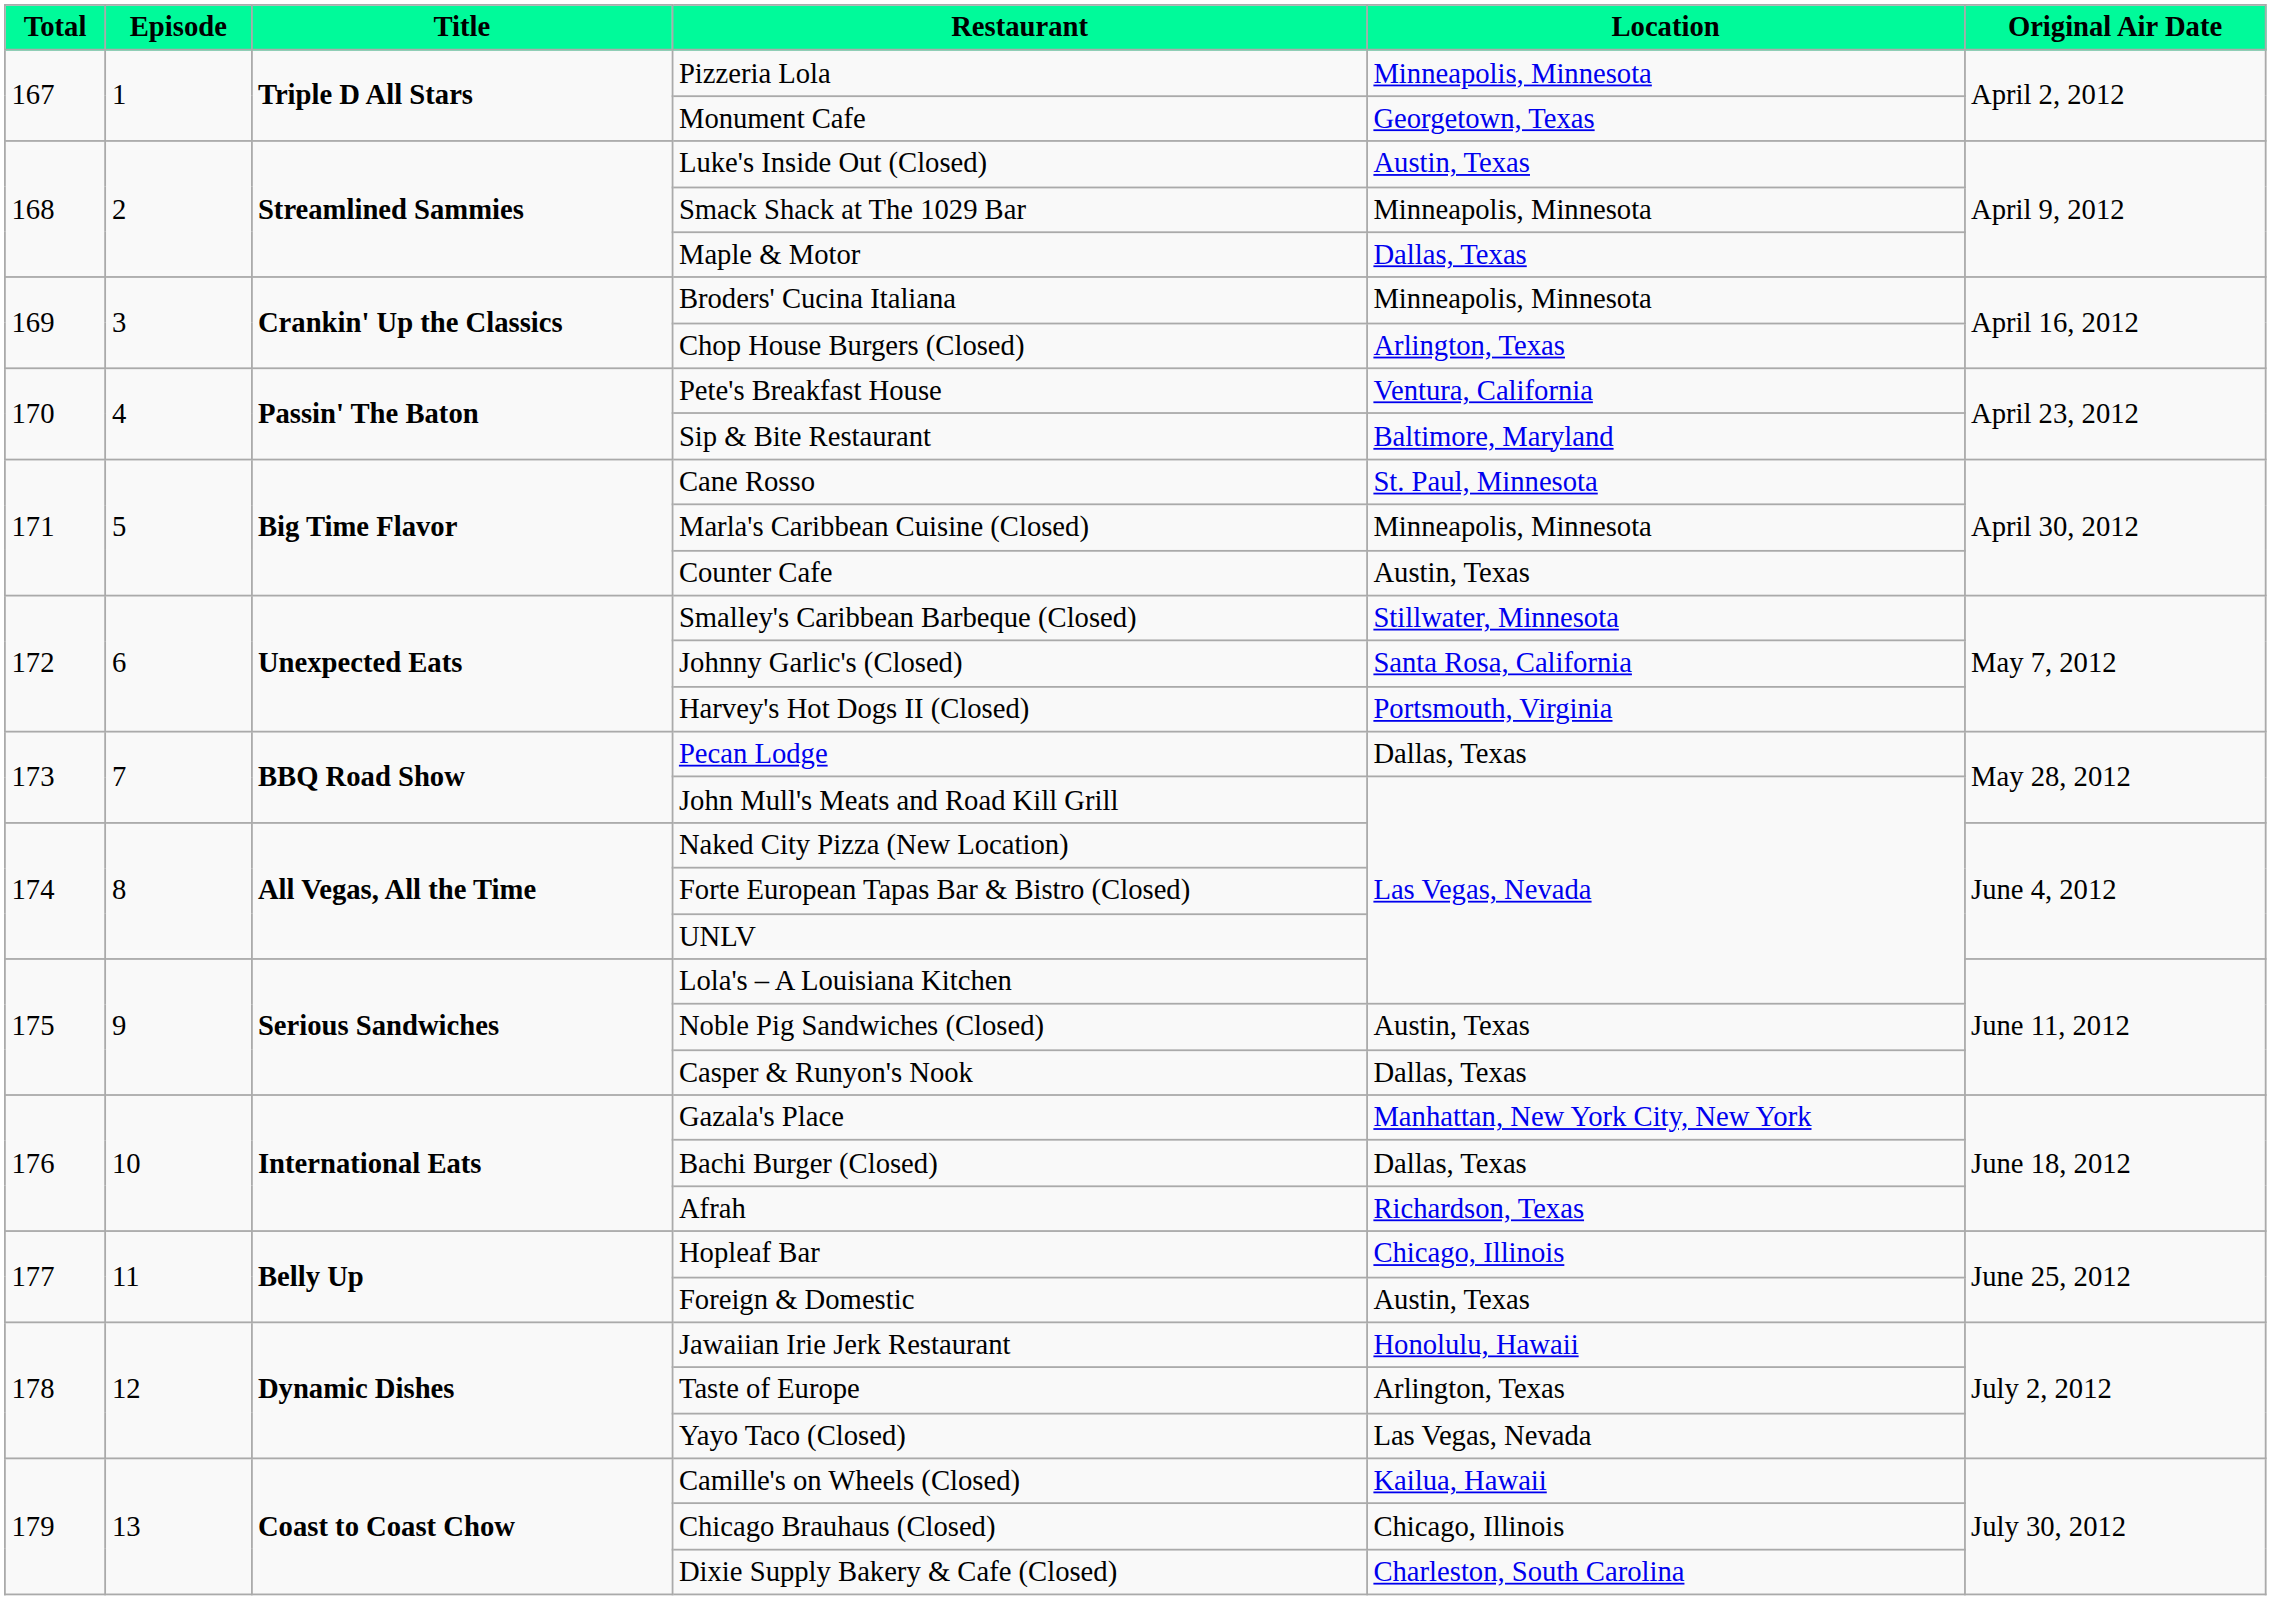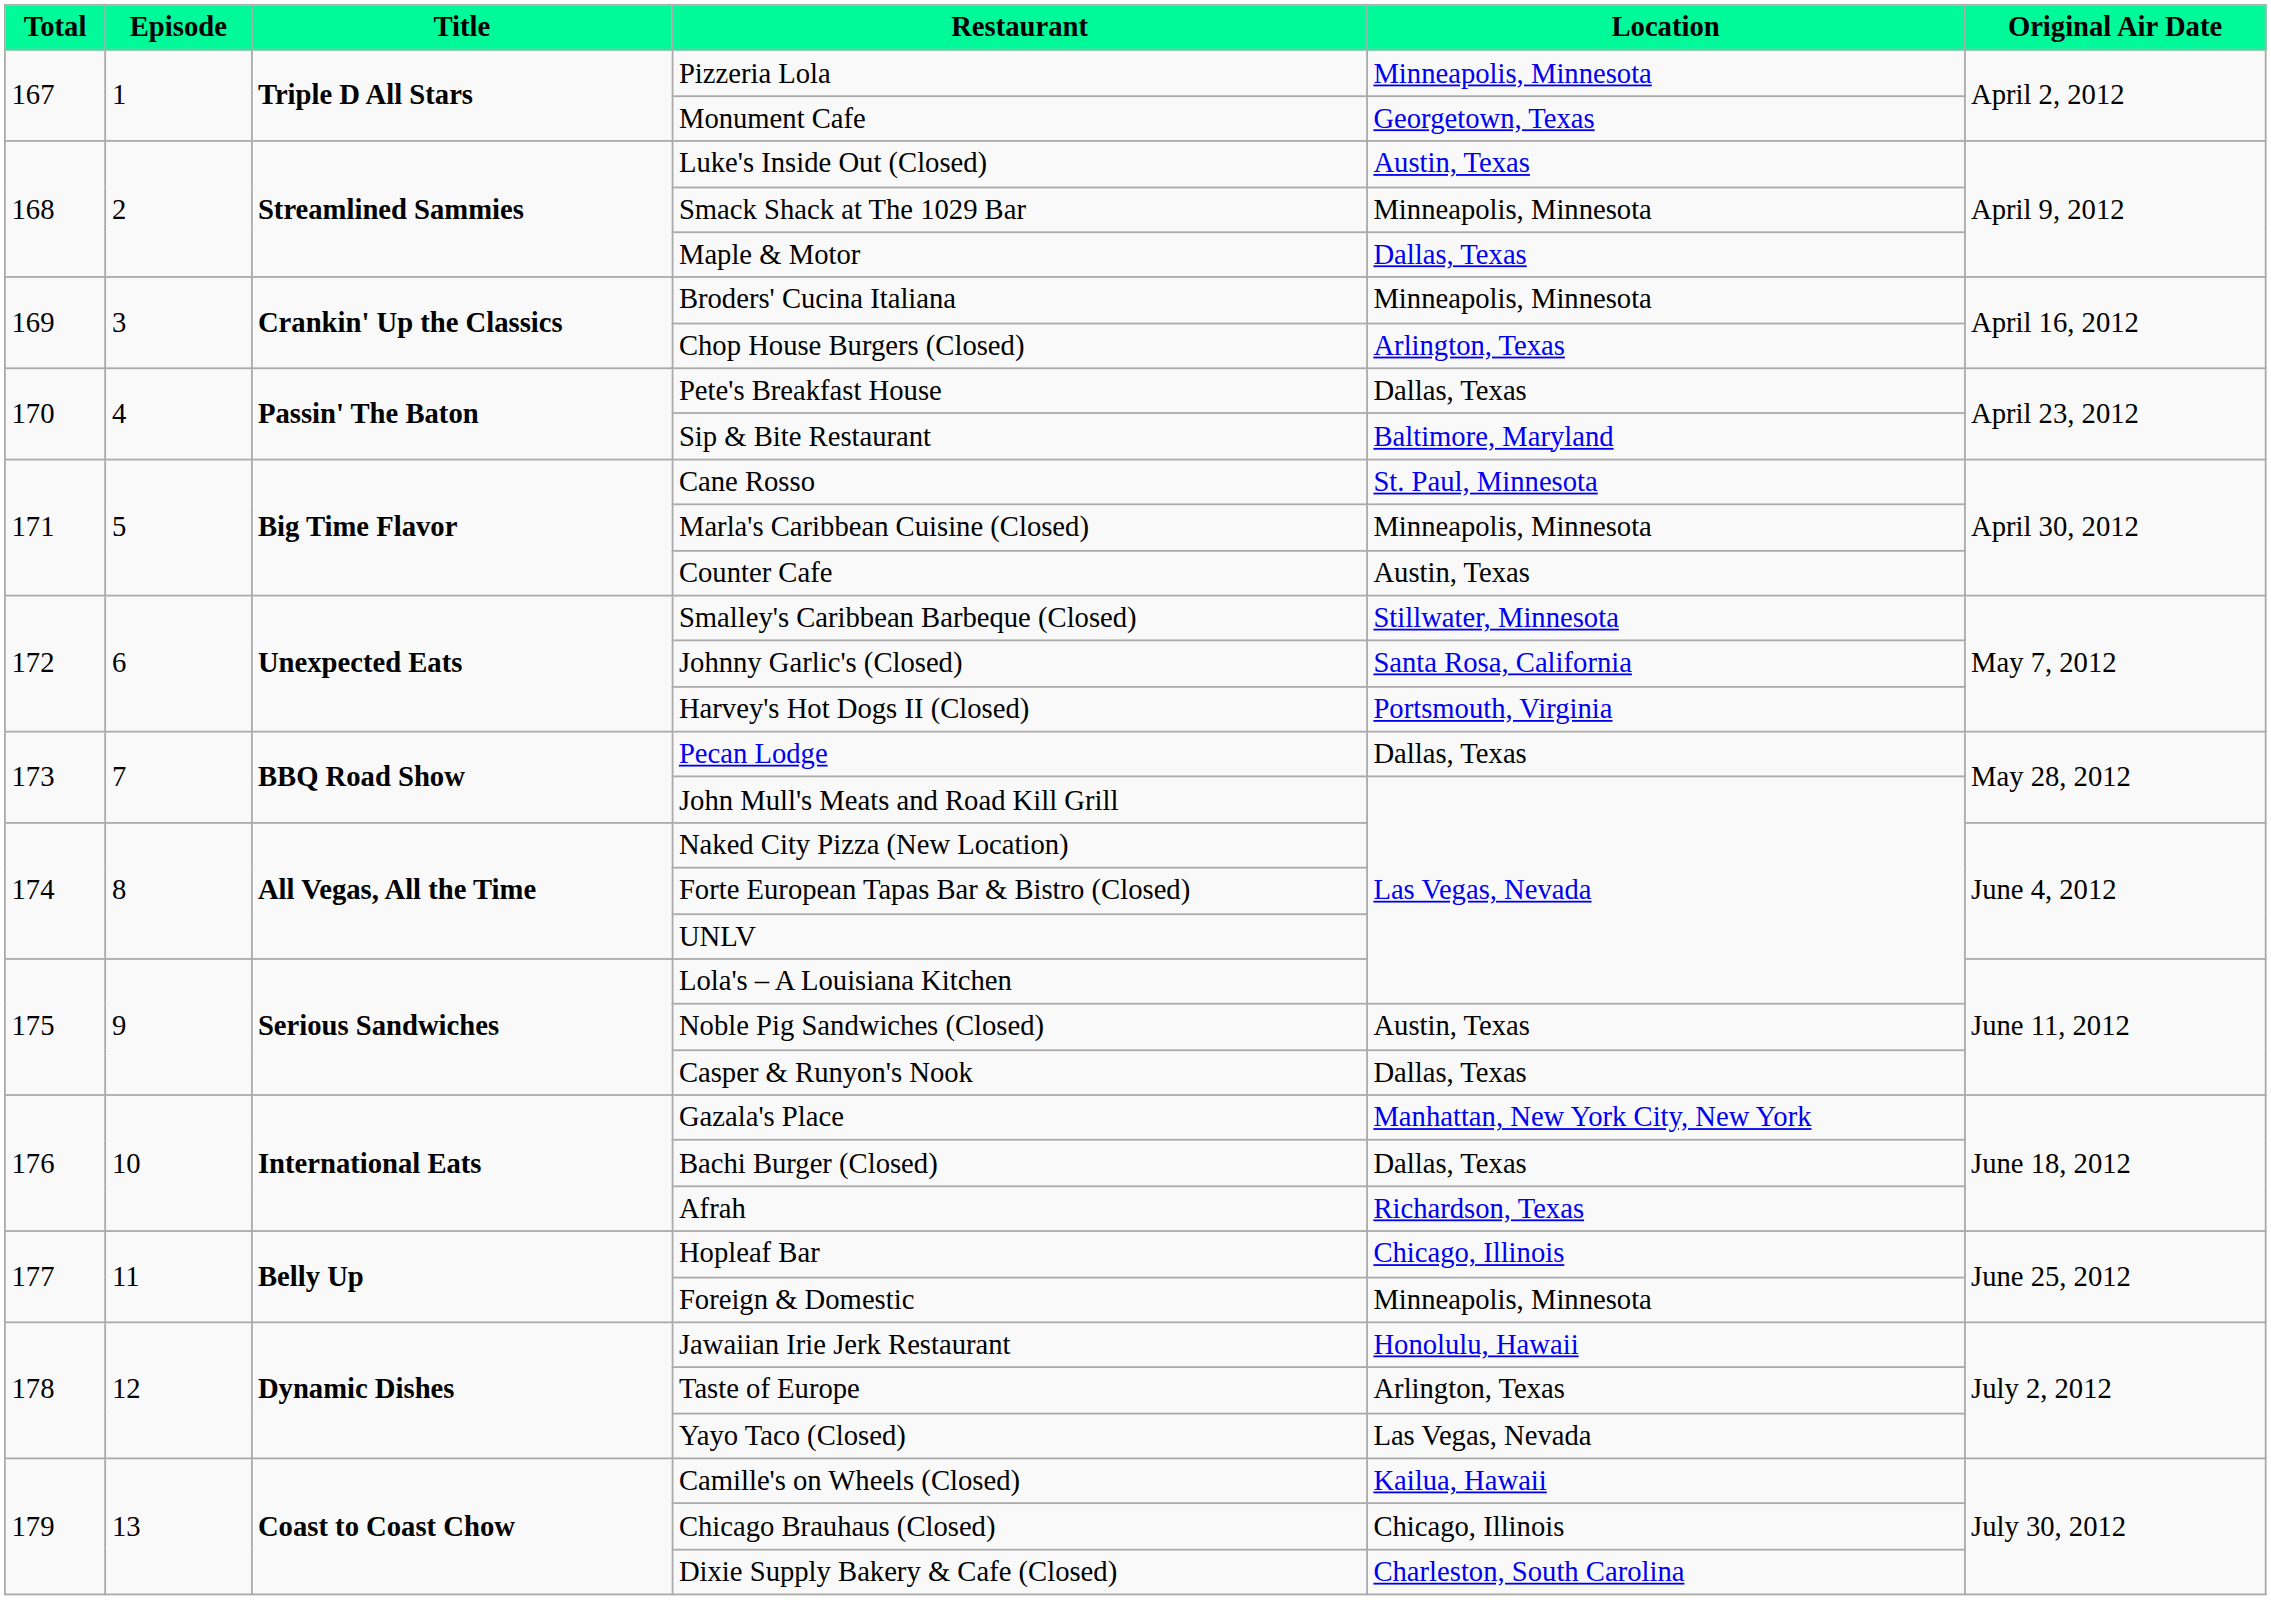(1483, 390) Ventura, California -> (1450, 390) Dallas, Texas
(1452, 1299) Austin, Texas -> (1513, 1299) Minneapolis, Minnesota
